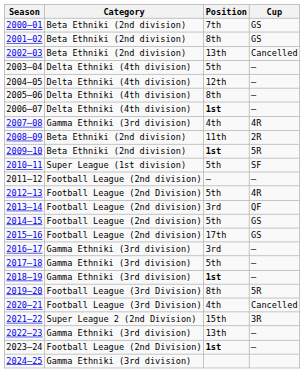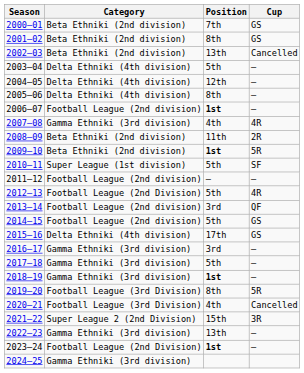(119, 109) Delta Ethniki (4th division) -> (124, 109) Football League (2nd division)
(124, 235) Football League (2nd division) -> (119, 235) Delta Ethniki (4th division)
